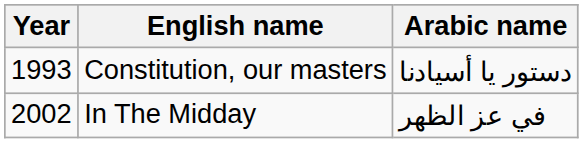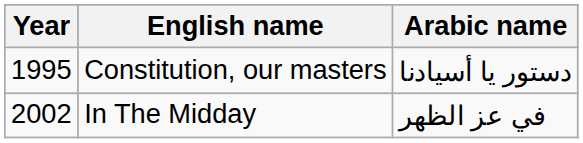(41, 70) 1993 -> (41, 70) 1995
